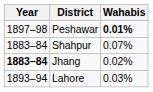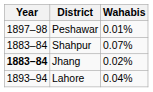(118, 29) bold -> (118, 29) normal
(118, 78) 0.03% -> (118, 78) 0.04%
